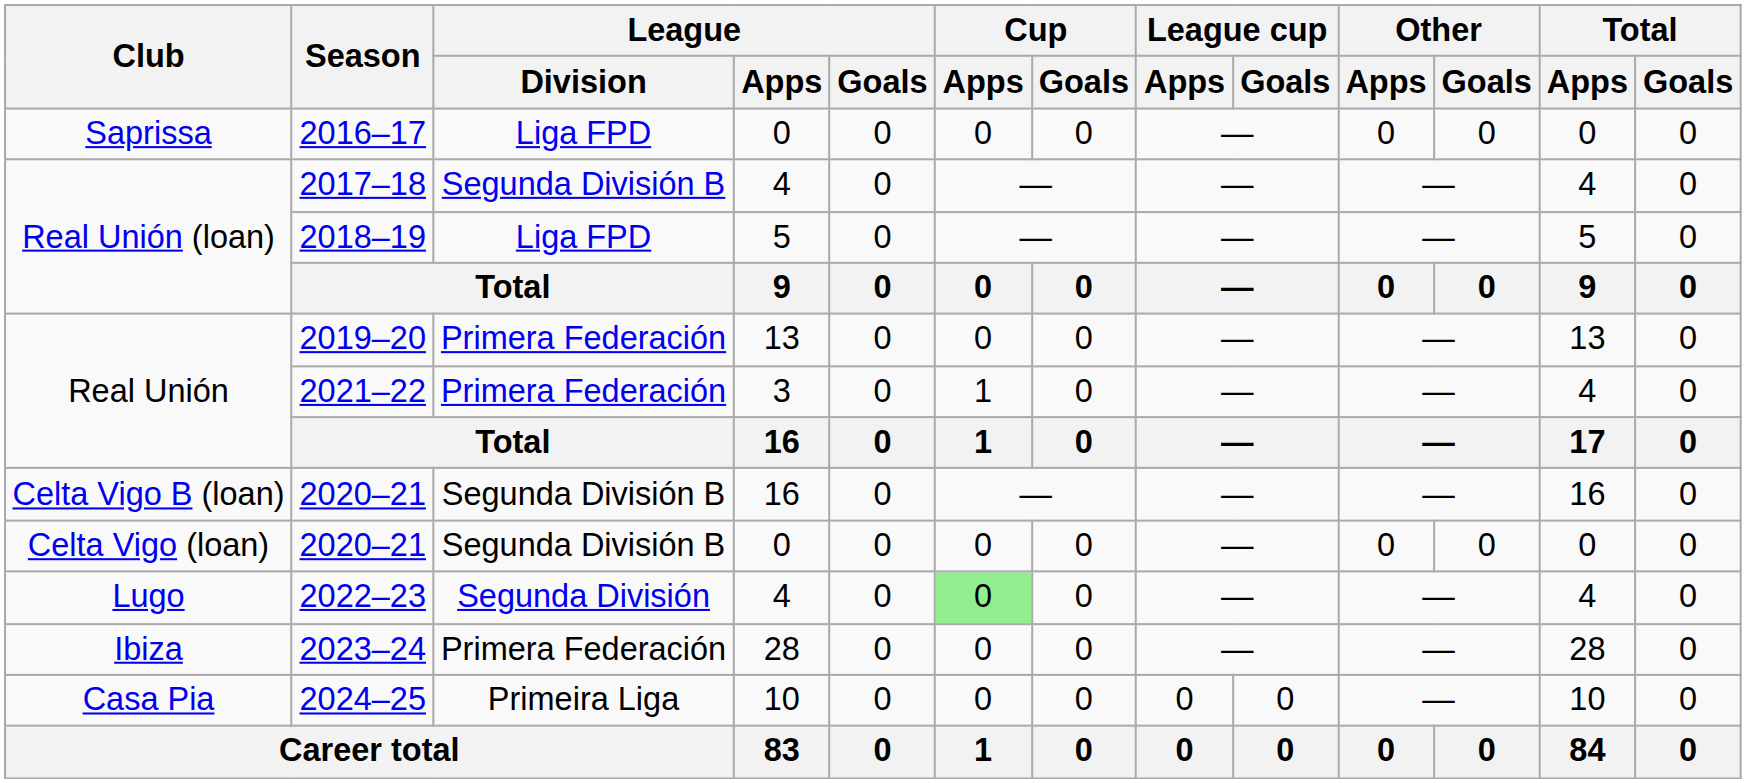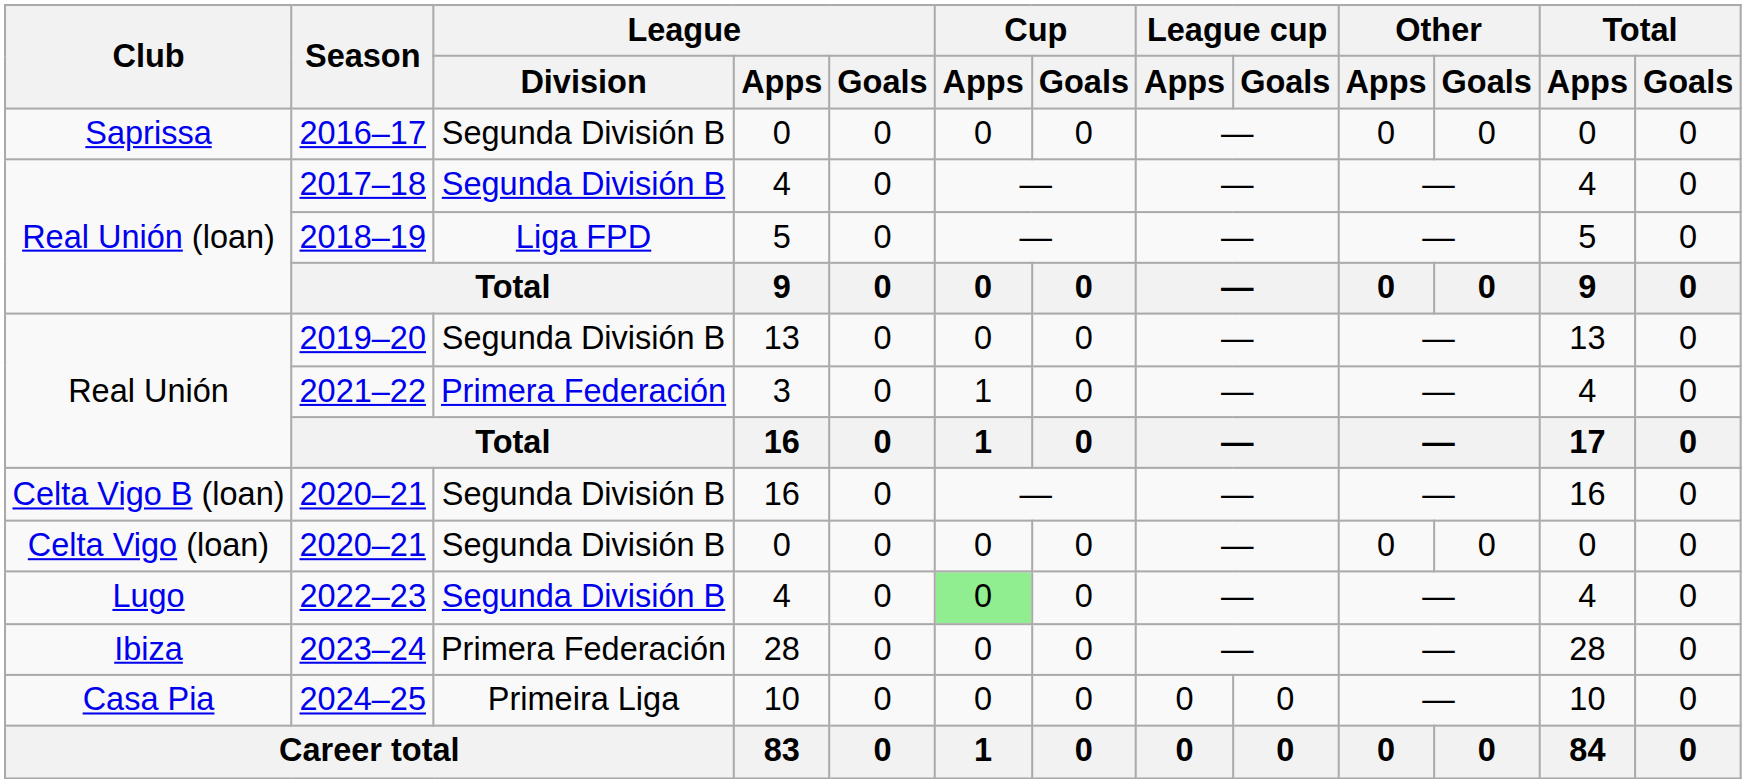(584, 133) Liga FPD -> (584, 133) Segunda División B
(584, 339) Primera Federación -> (584, 339) Segunda División B
(584, 596) Segunda División -> (584, 596) Segunda División B
